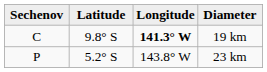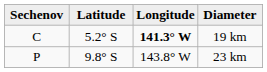(101, 36) 9.8° S -> (101, 36) 5.2° S
(101, 57) 5.2° S -> (101, 57) 9.8° S
